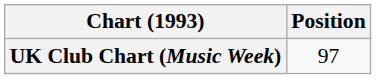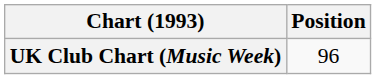(328, 55) 97 -> (328, 55) 96
